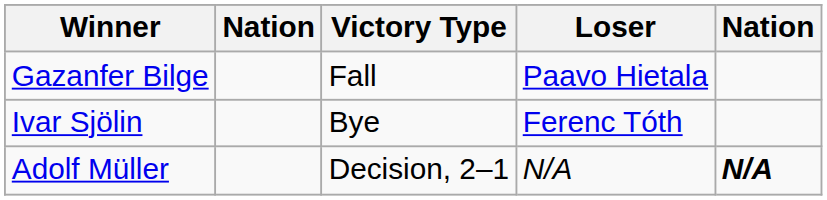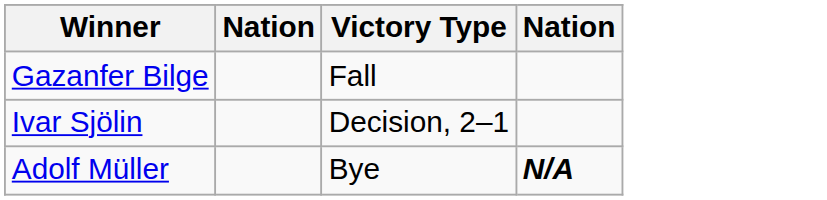- column: (615, 28)
(354, 122) Bye -> (419, 122) Decision, 2–1
(419, 169) Decision, 2–1 -> (354, 169) Bye
